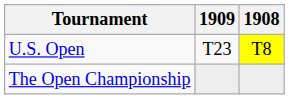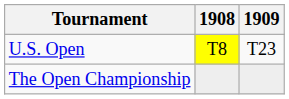columns swapped: (262, 19) <-> (217, 19)
